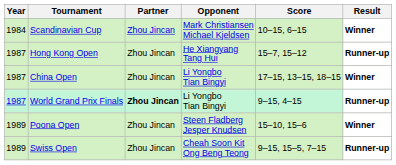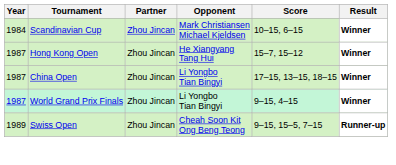(367, 54) Runner-up -> (356, 54) Winner
(153, 101) bold -> (151, 101) normal
(367, 101) Runner-up -> (356, 101) Winner
- row: (55, 125)
